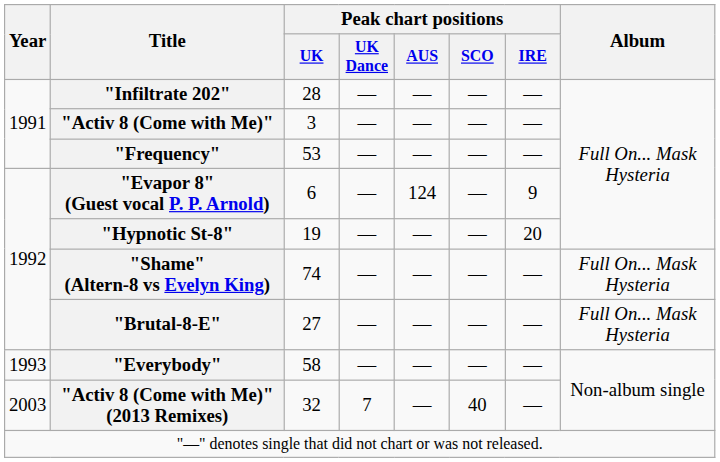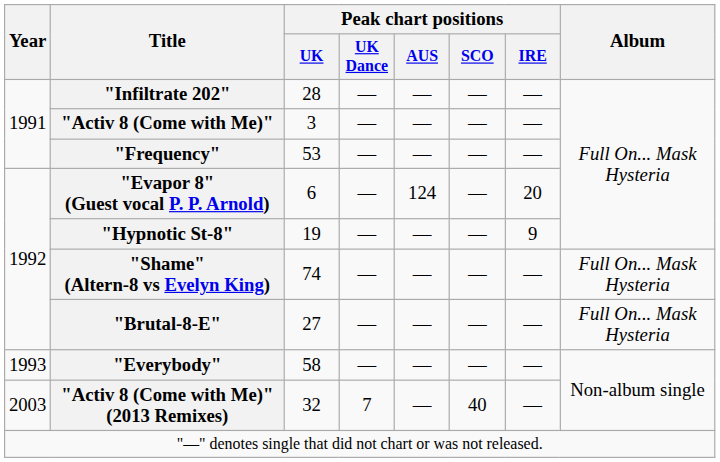(533, 193) 9 -> (533, 193) 20
(533, 233) 20 -> (533, 233) 9
